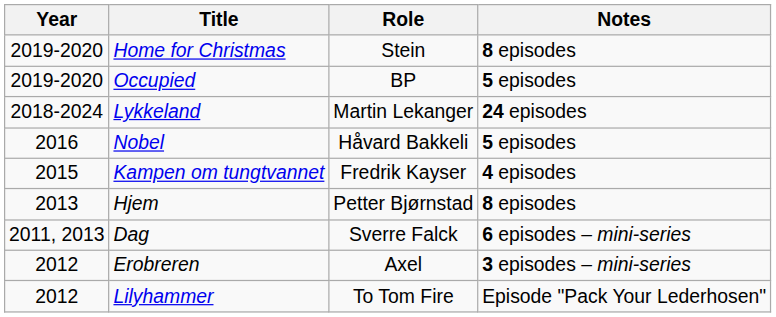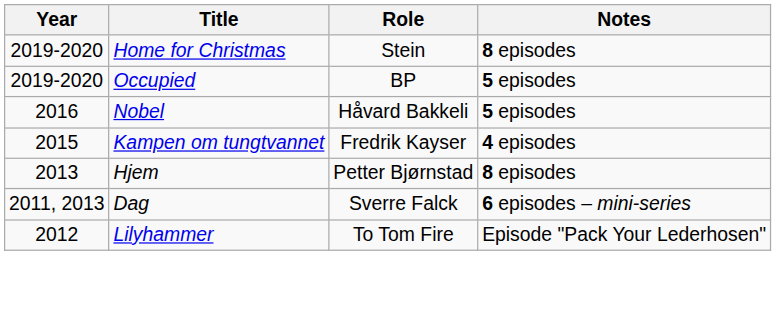- row: (157, 111)
- row: (156, 265)
